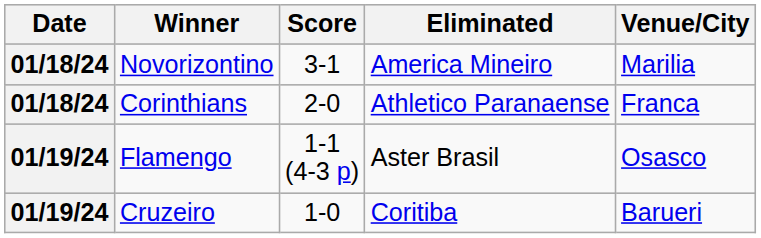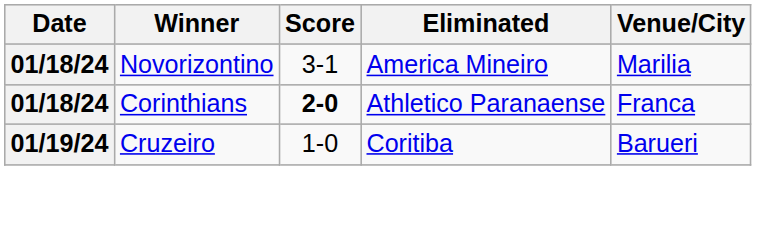(322, 104) normal -> (320, 104) bold
- row: (176, 158)
